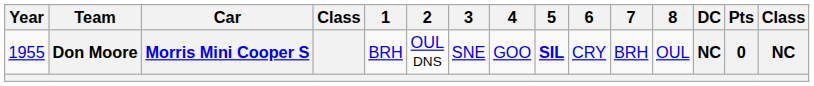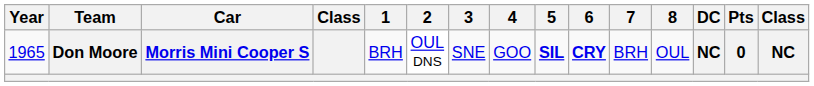(27, 52) 1955 -> (27, 52) 1965
(589, 52) normal -> (589, 52) bold
